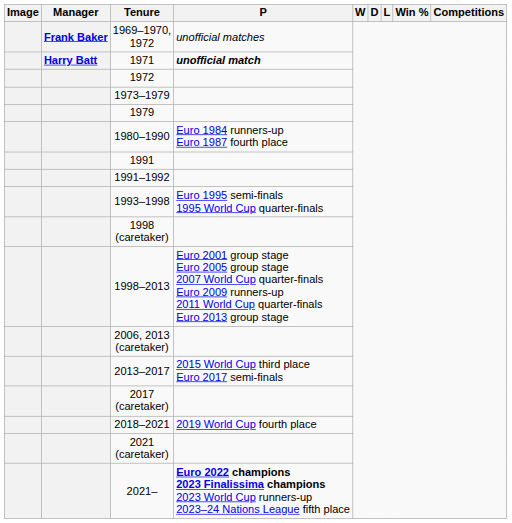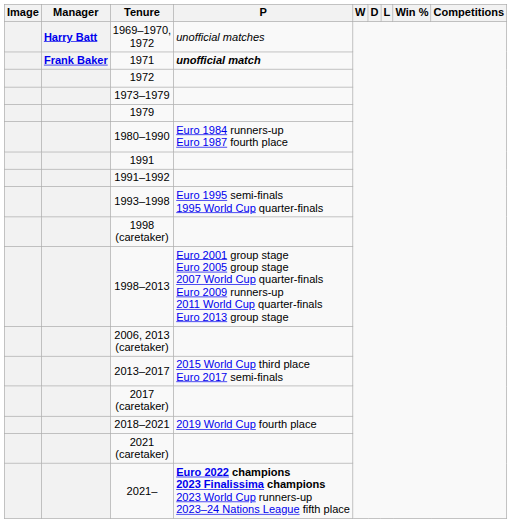(76, 36) Frank Baker -> (71, 36) Harry Batt
(71, 60) Harry Batt -> (76, 60) Frank Baker
